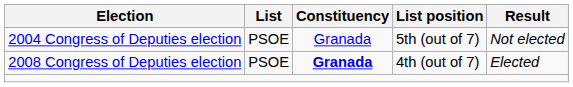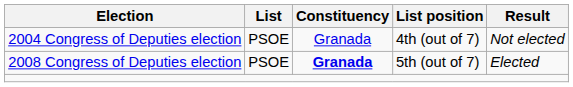(438, 39) 5th (out of 7) -> (438, 39) 4th (out of 7)
(438, 62) 4th (out of 7) -> (438, 62) 5th (out of 7)
